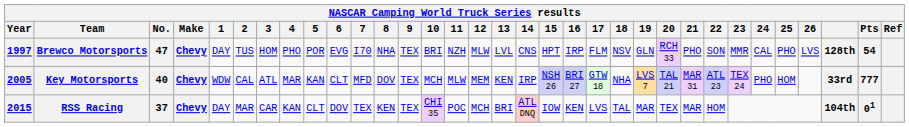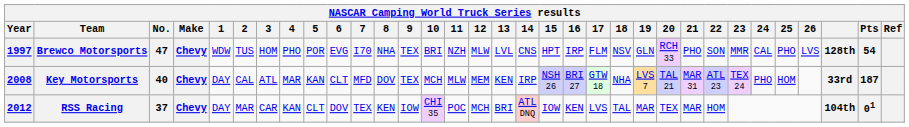(221, 52) DAY -> (221, 52) WDW
(19, 80) 2005 -> (19, 80) 2008
(221, 80) WDW -> (221, 80) DAY
(870, 80) 777 -> (870, 80) 187
(19, 108) 2015 -> (19, 108) 2012
(410, 108) TEX -> (410, 108) IOW
